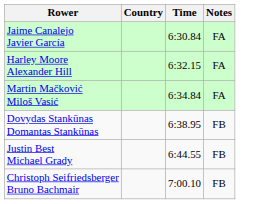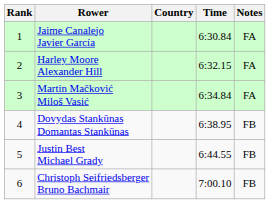+ column: (20, 13)
